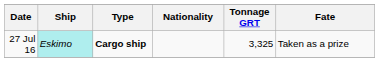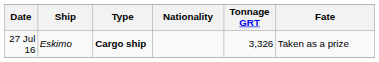(56, 44) paleturquoise background -> (56, 44) no background
(261, 44) 3,325 -> (261, 44) 3,326
